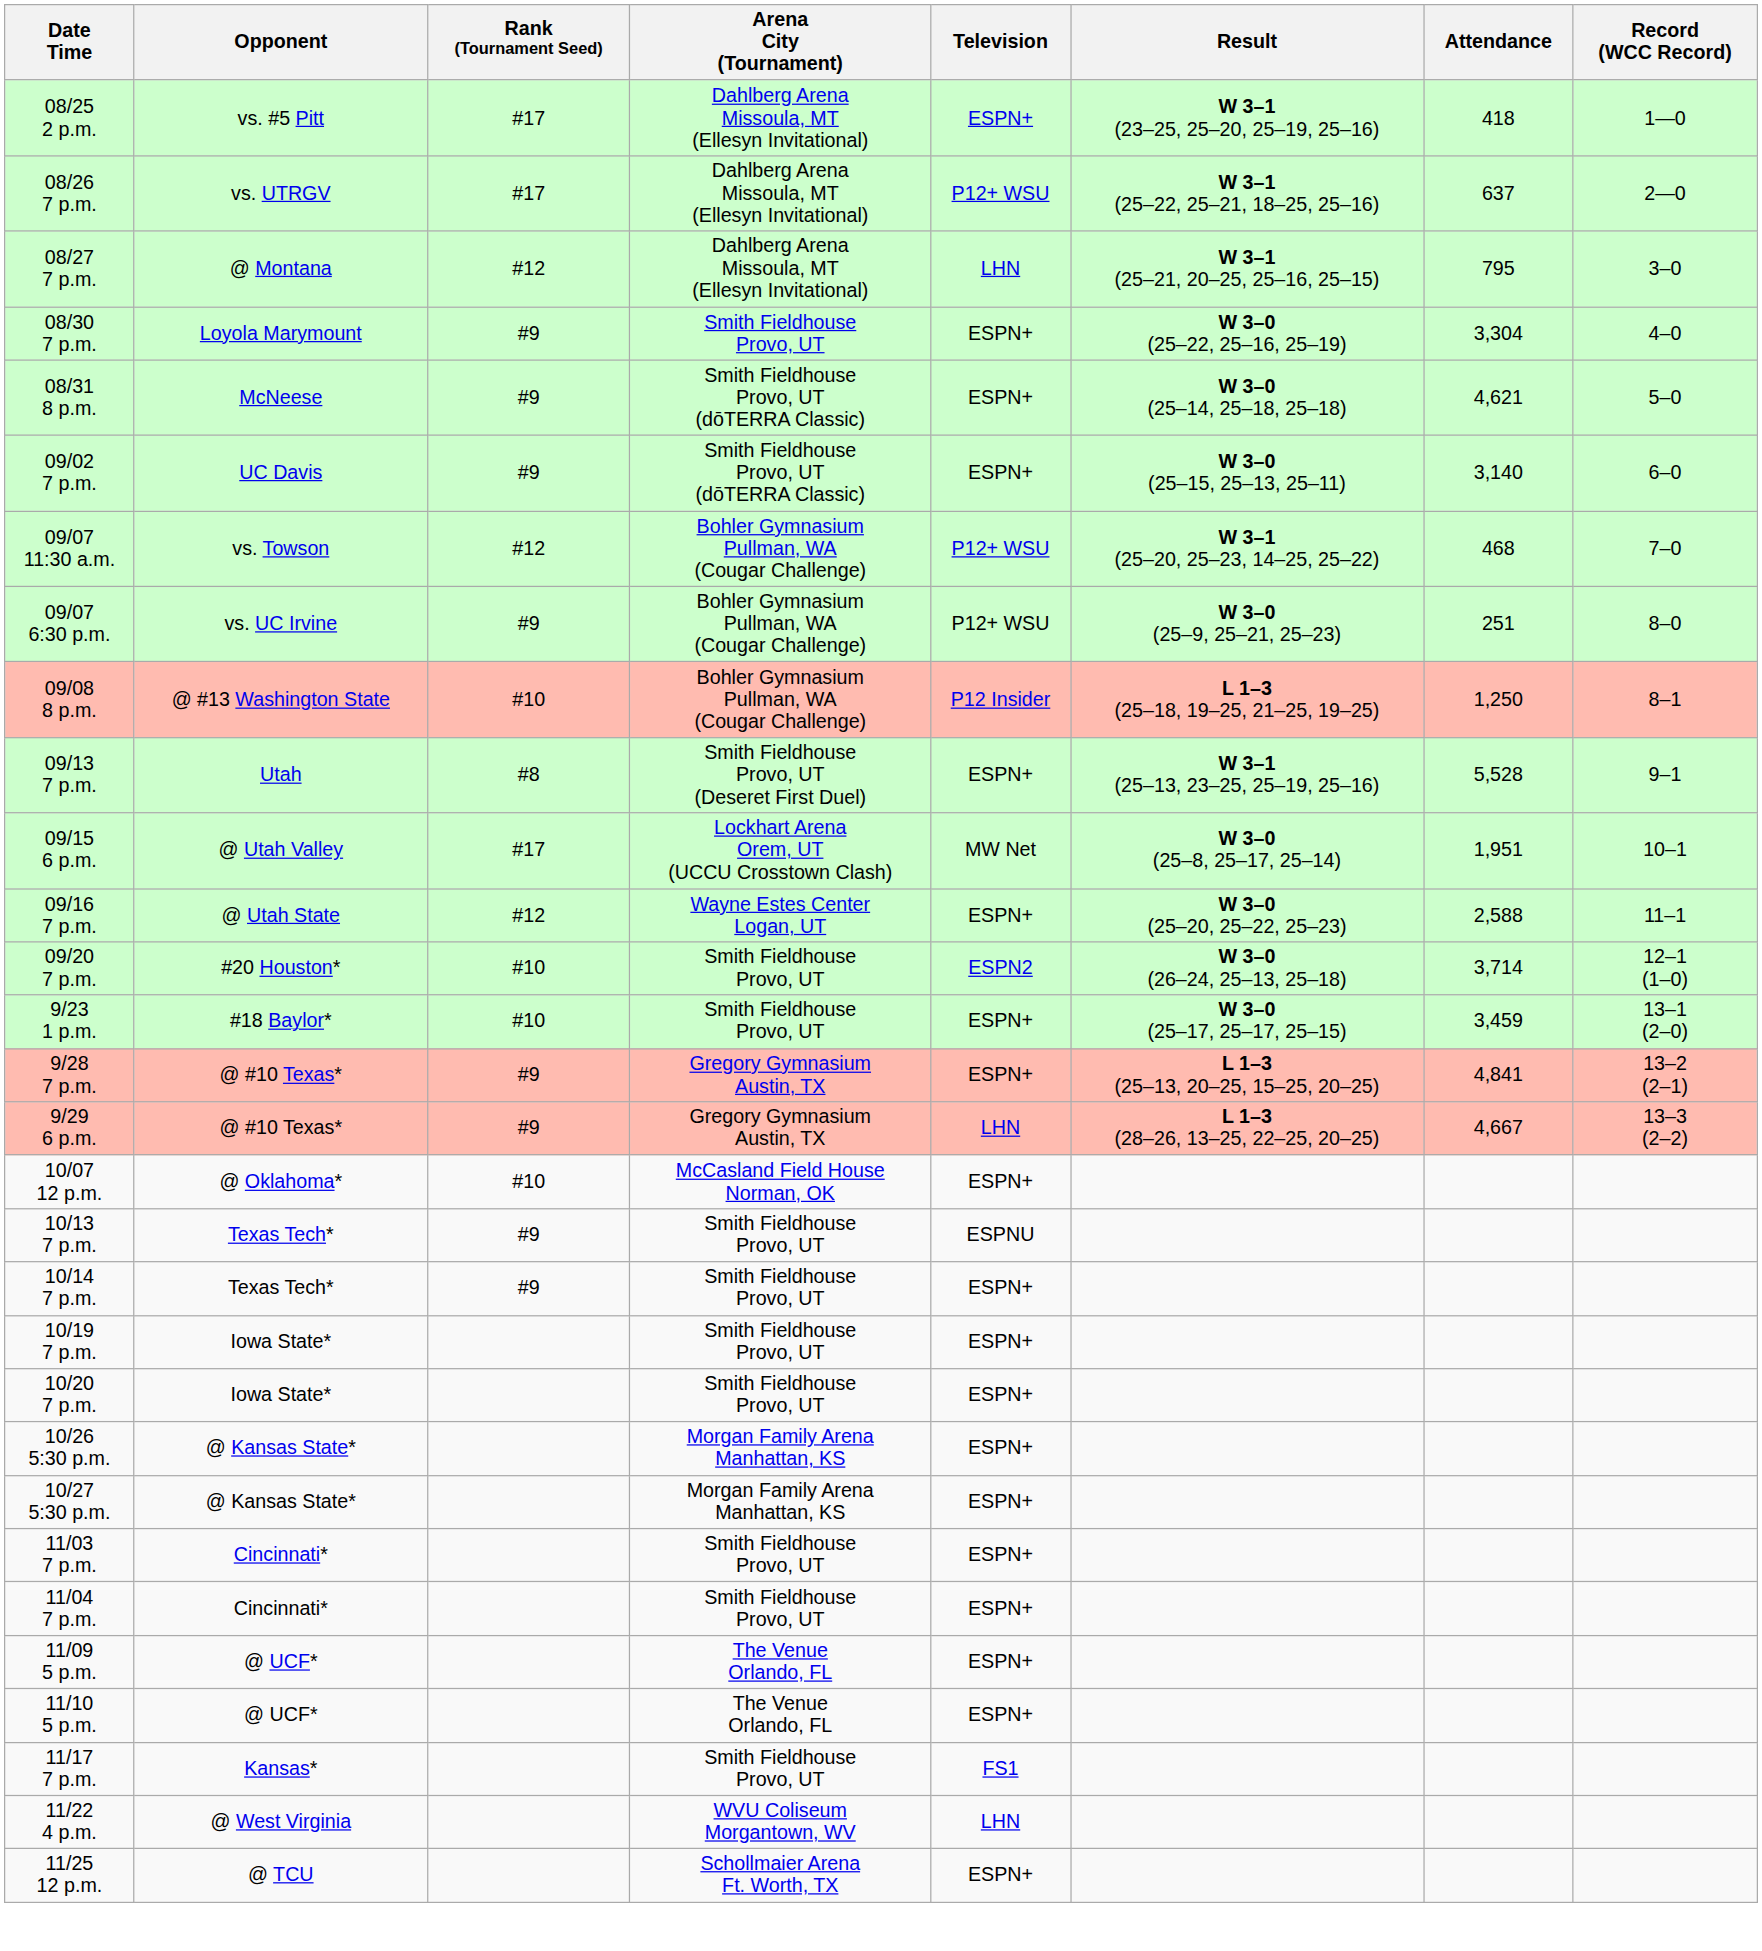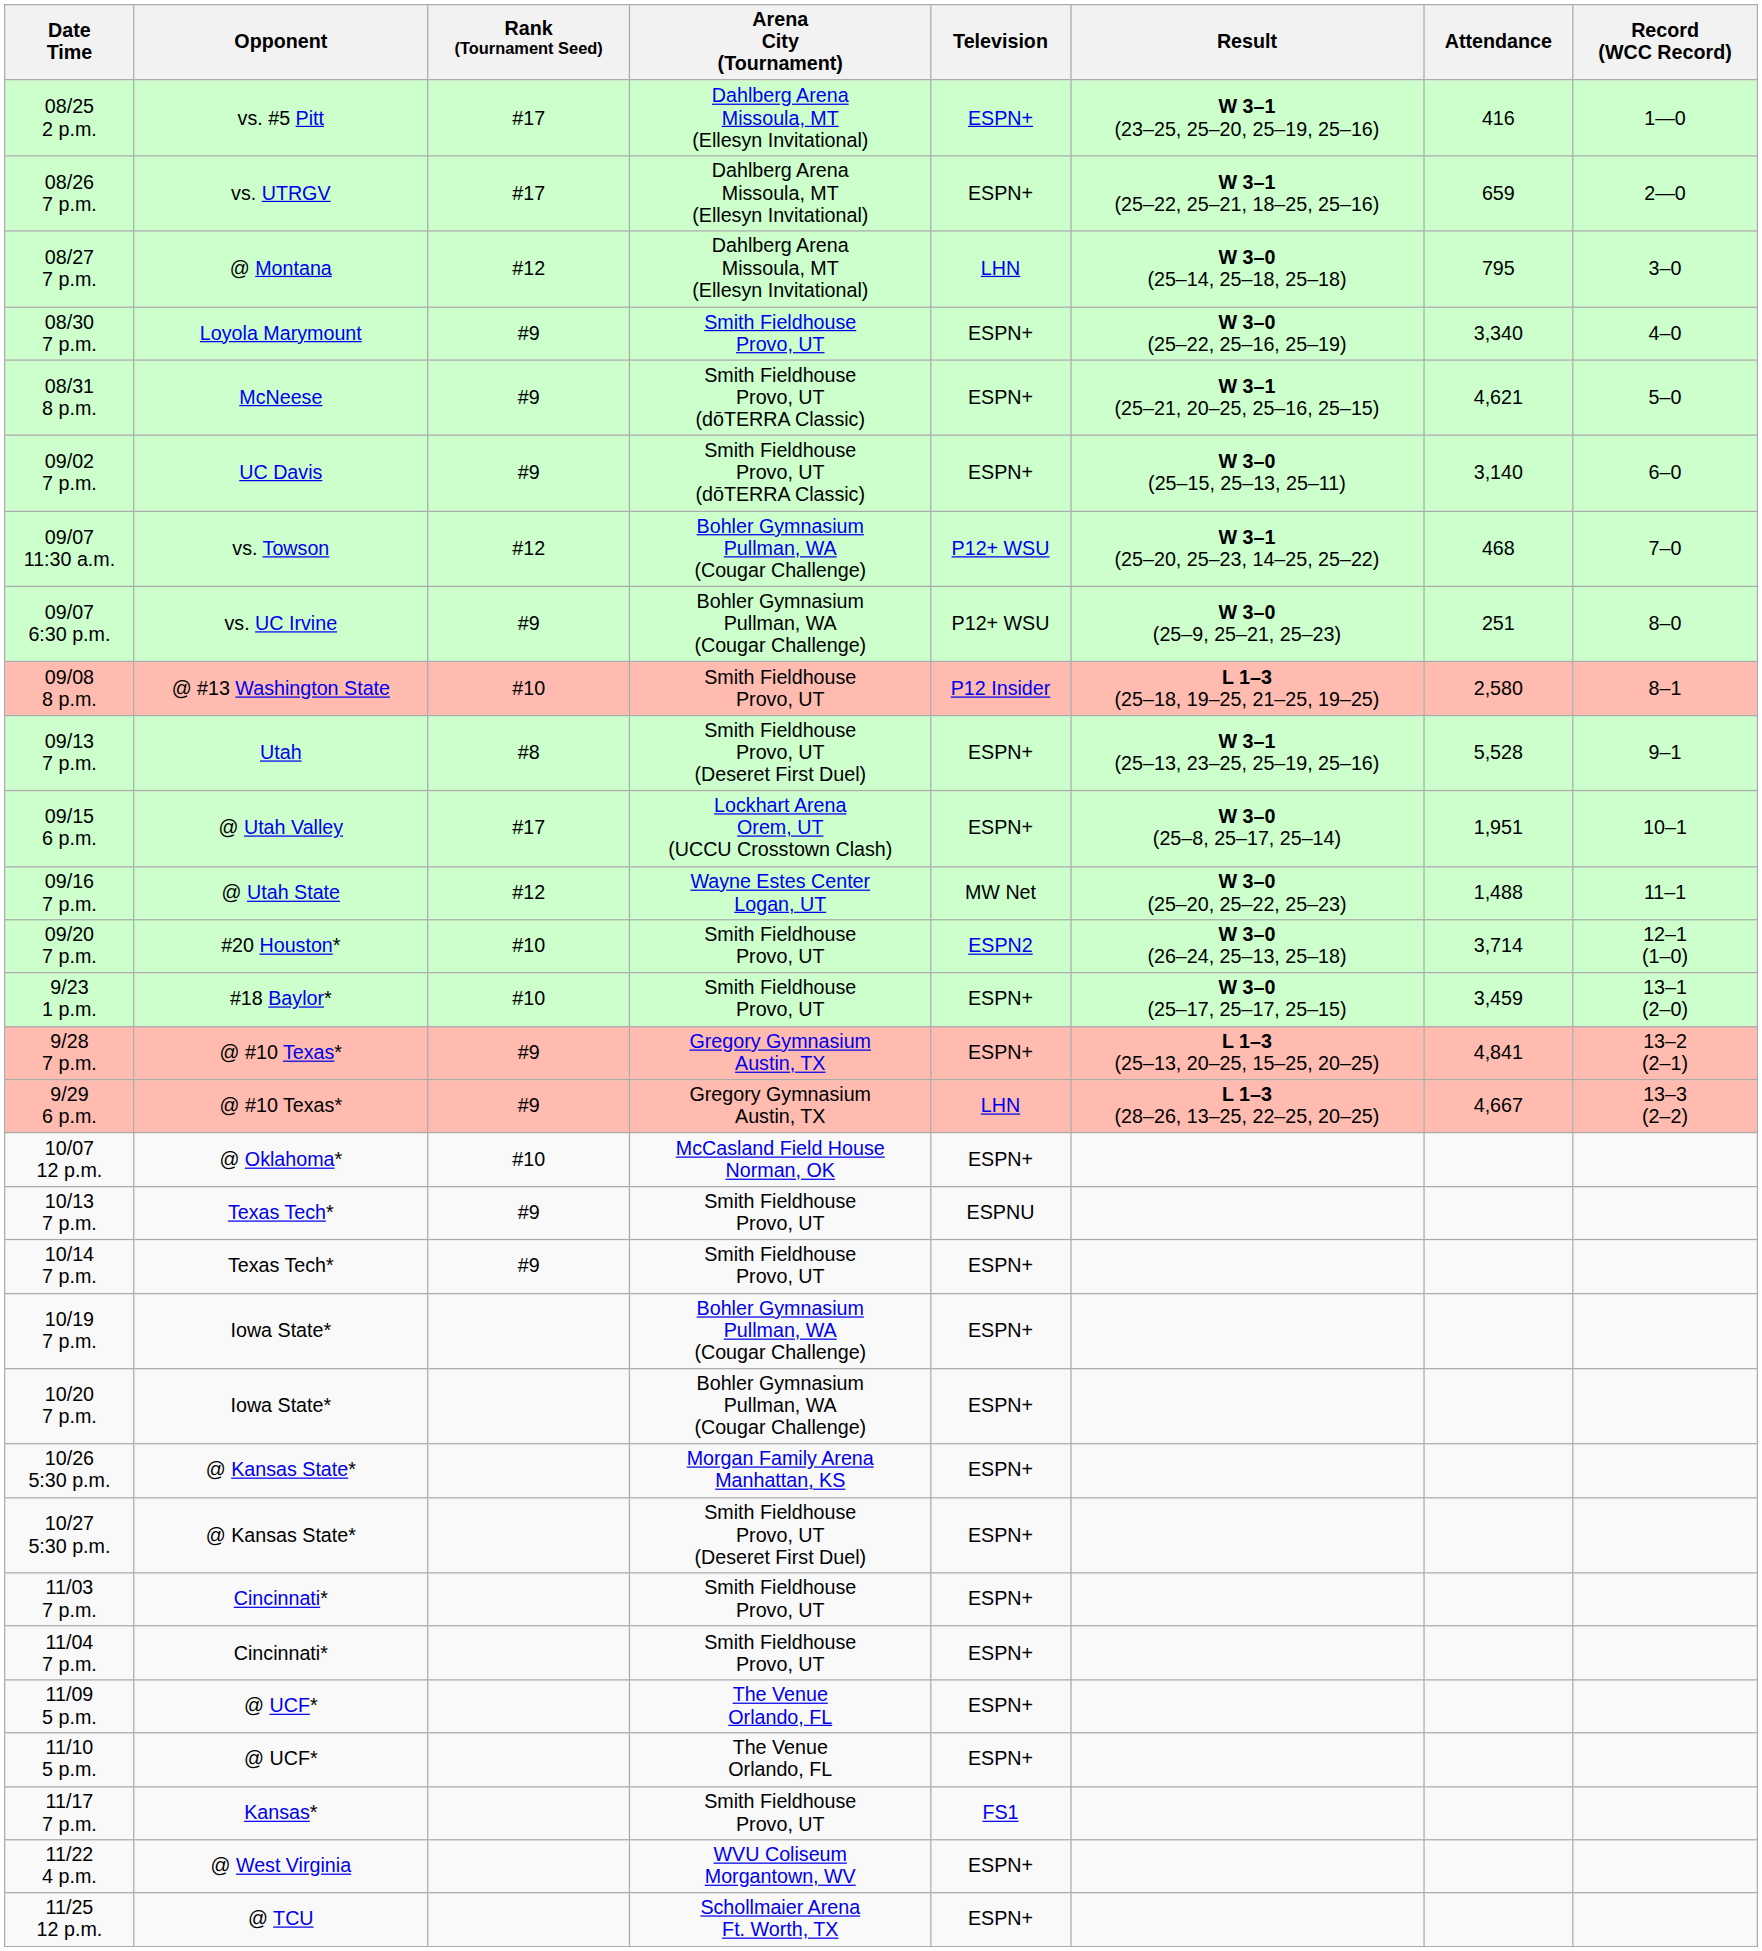(1498, 117) 418 -> (1498, 117) 416
(1001, 193) P12+ WSU -> (1001, 193) ESPN+
(1498, 193) 637 -> (1498, 193) 659
(1247, 268) W 3–1 (25–21, 20–25, 25–16, 25–15) -> (1247, 268) W 3–0 (25–14, 25–18, 25–18)
(1498, 333) 3,304 -> (1498, 333) 3,340
(1247, 397) W 3–0 (25–14, 25–18, 25–18) -> (1247, 397) W 3–1 (25–21, 20–25, 25–16, 25–15)
(780, 699) Bohler Gymnasium Pullman, WA (Cougar Challenge) -> (780, 688) Smith Fieldhouse Provo, UT
(1498, 699) 1,250 -> (1498, 688) 2,580
(1001, 850) MW Net -> (1001, 828) ESPN+
(1001, 914) ESPN+ -> (1001, 892) MW Net
(1498, 914) 2,588 -> (1498, 892) 1,488
(780, 1341) Smith Fieldhouse Provo, UT -> (780, 1330) Bohler Gymnasium Pullman, WA (Cougar Challenge)
(780, 1395) Smith Fieldhouse Provo, UT -> (780, 1406) Bohler Gymnasium Pullman, WA (Cougar Challenge)
(780, 1501) Morgan Family Arena Manhattan, KS -> (780, 1535) Smith Fieldhouse Provo, UT (Deseret First Duel)
(1001, 1821) LHN -> (1001, 1866) ESPN+
